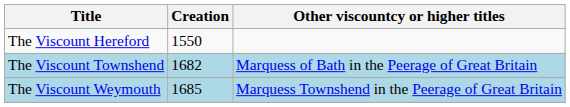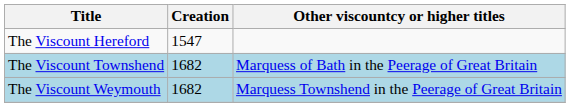(187, 41) 1550 -> (187, 41) 1547
(187, 89) 1685 -> (187, 89) 1682
